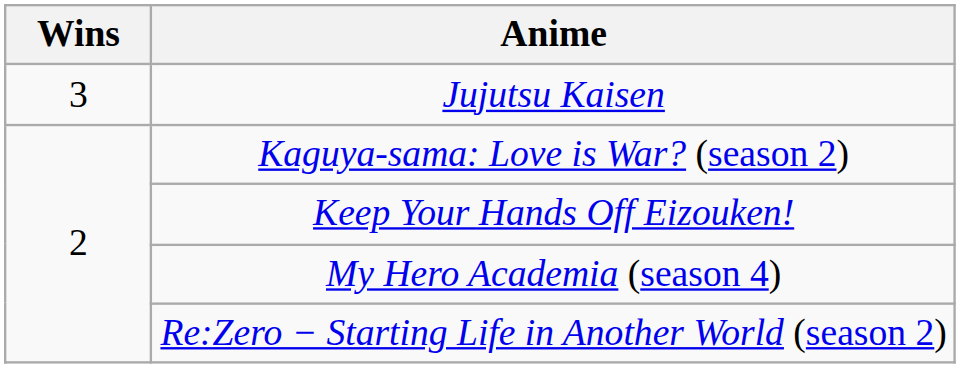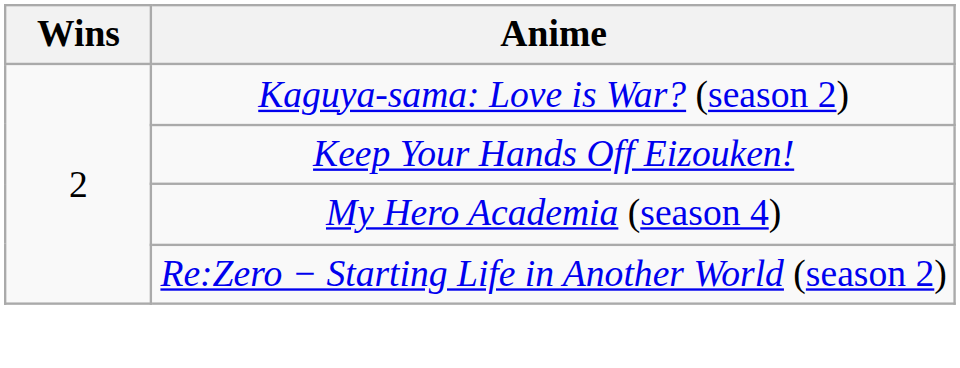- row: (554, 93)
